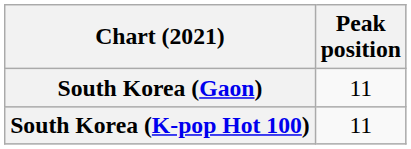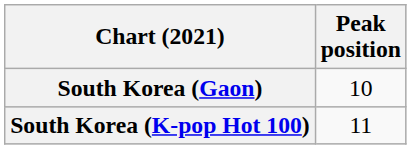(361, 87) 11 -> (361, 87) 10
